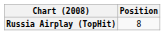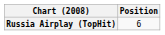(139, 24) 8 -> (139, 24) 6
